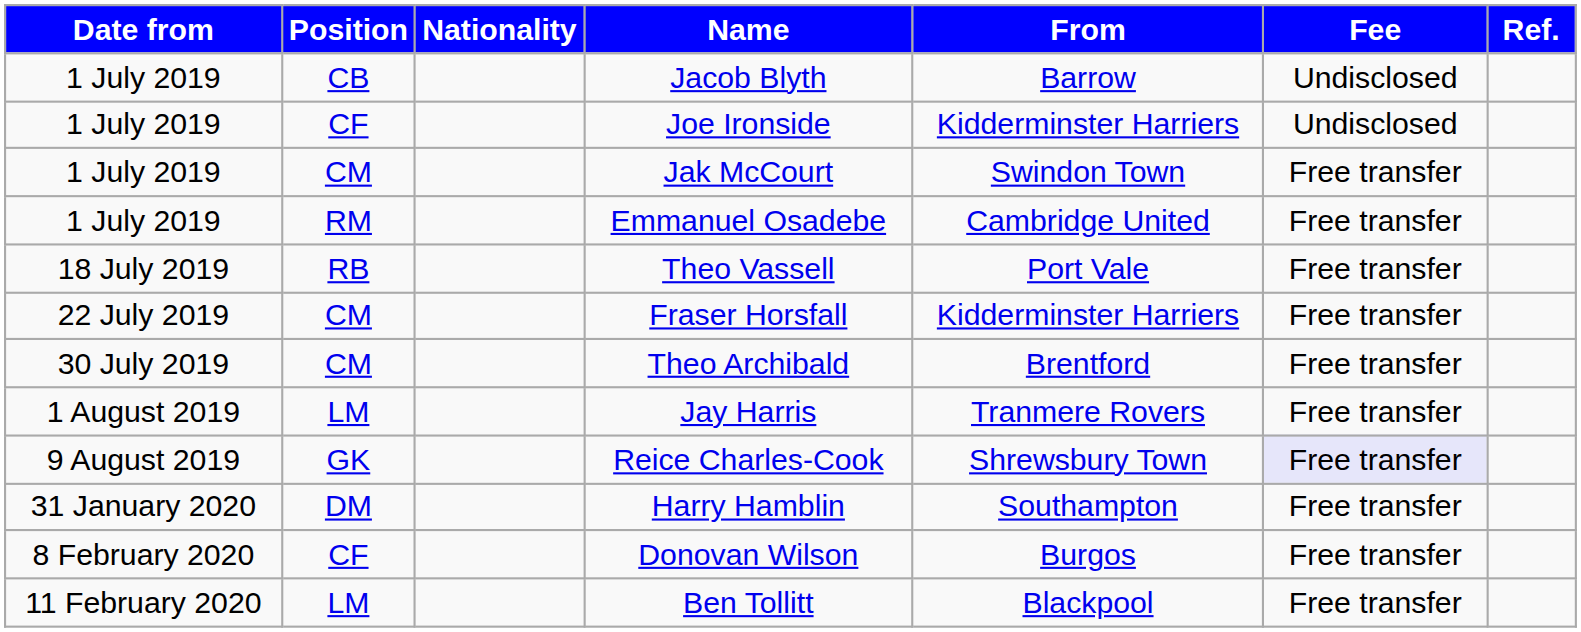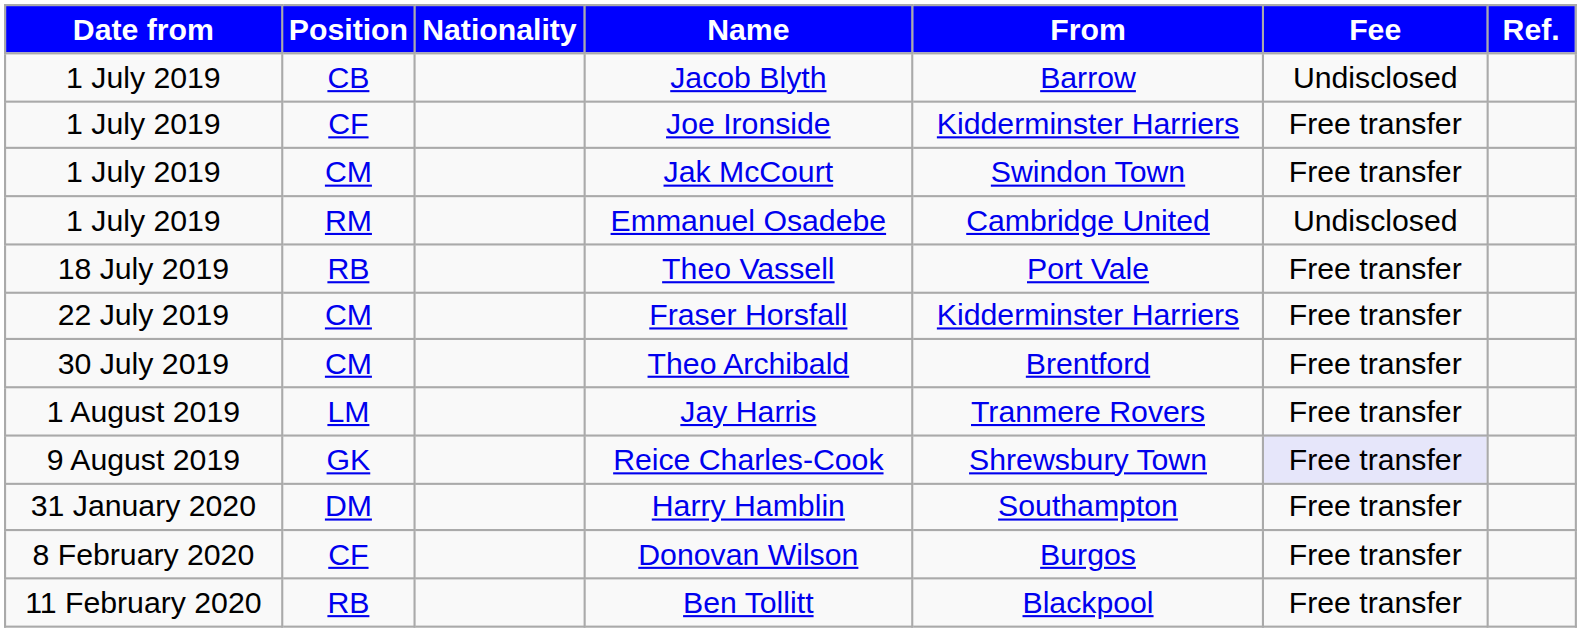(1375, 125) Undisclosed -> (1375, 125) Free transfer
(1375, 220) Free transfer -> (1375, 220) Undisclosed
(348, 603) LM -> (348, 603) RB
